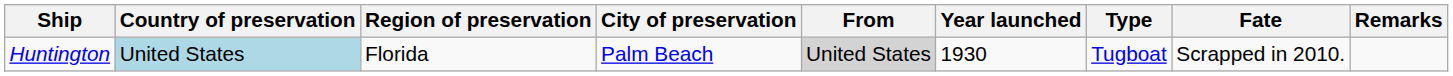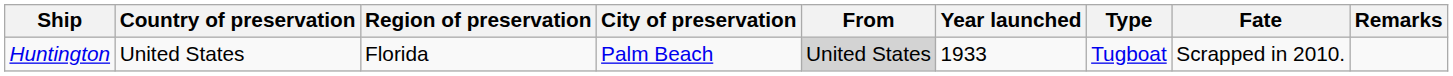(182, 53) lightblue background -> (182, 53) no background
(964, 53) 1930 -> (964, 53) 1933
